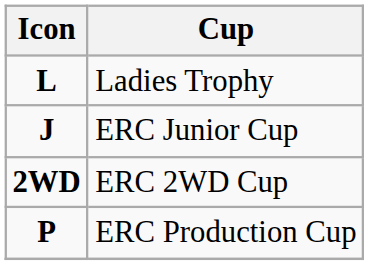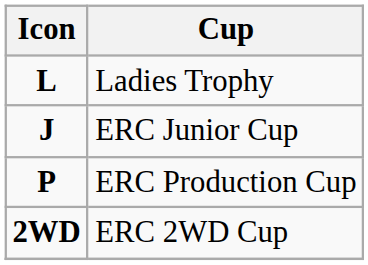rows swapped: (192, 181) <-> (226, 232)
